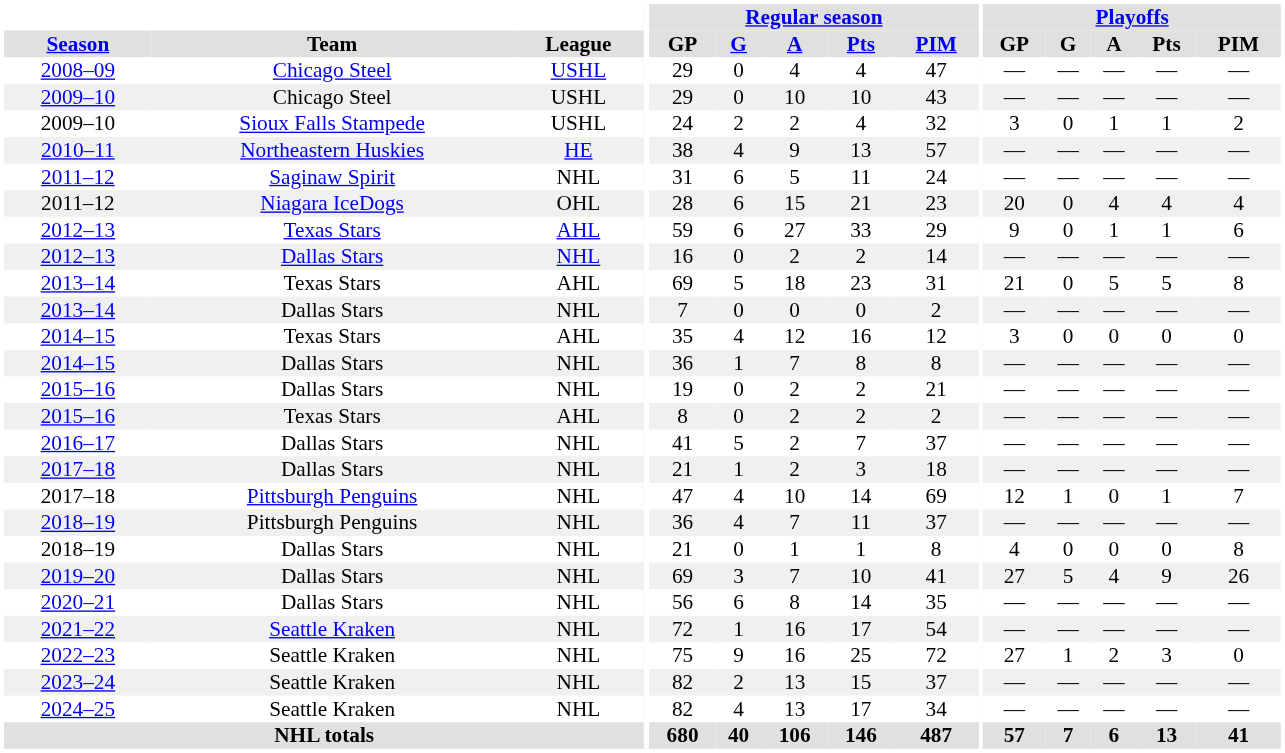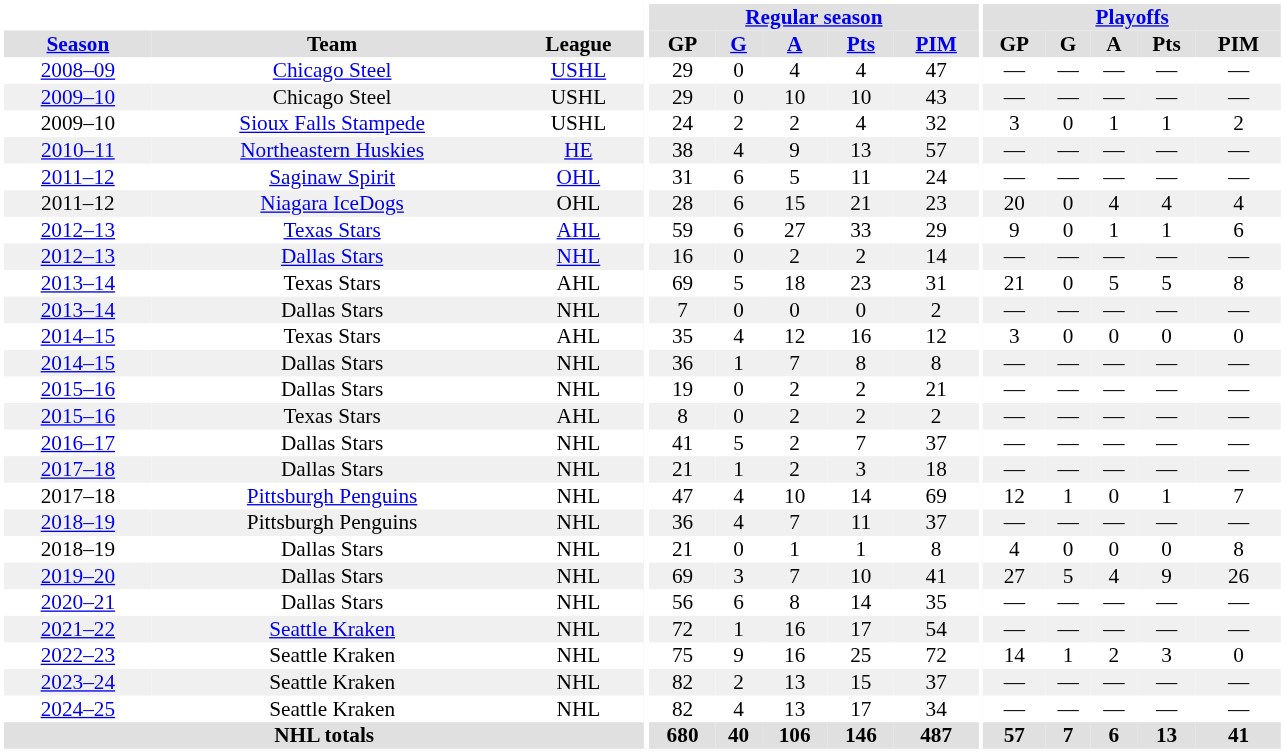(578, 176) NHL -> (578, 176) OHL
(1014, 655) 27 -> (1014, 655) 14
